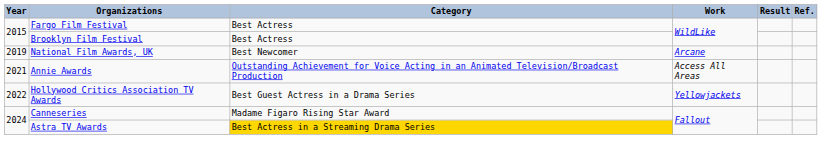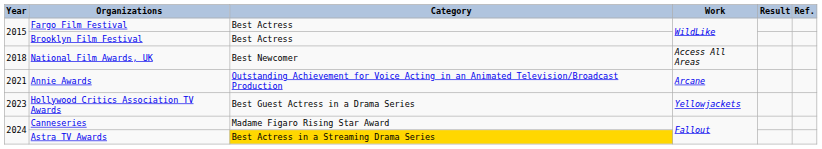(17, 53) 2019 -> (17, 57) 2018
(690, 53) Arcane -> (700, 57) Access All Areas
(700, 71) Access All Areas -> (690, 81) Arcane
(17, 95) 2022 -> (17, 104) 2023
